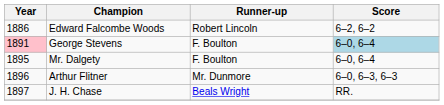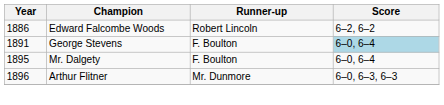(18, 44) pink background -> (18, 44) no background
- row: (75, 92)
